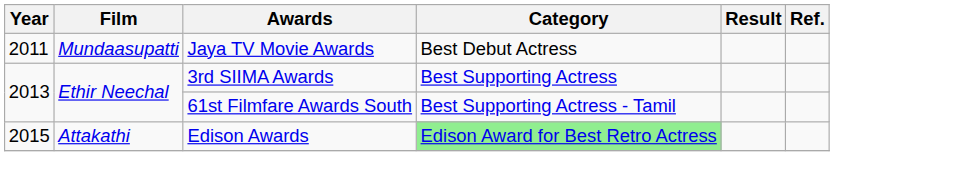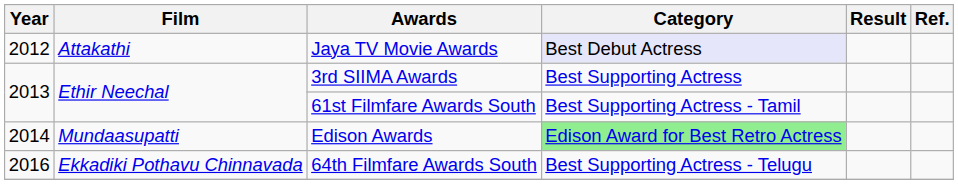(29, 48) 2011 -> (29, 48) 2012
(119, 48) Mundaasupatti -> (94, 48) Attakathi
(499, 48) no background -> (624, 48) lavender background
(29, 135) 2015 -> (29, 135) 2014
(94, 135) Attakathi -> (119, 135) Mundaasupatti
+ row: (424, 164)
